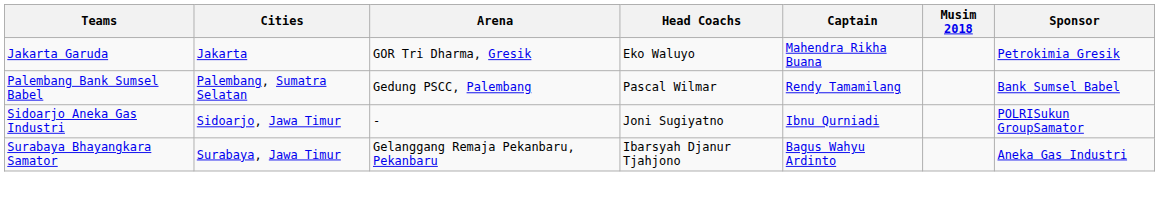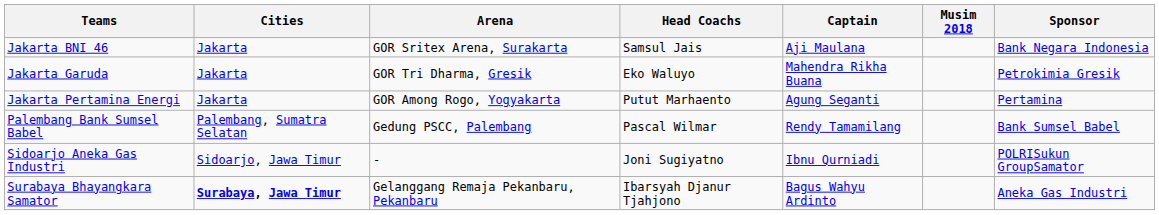+ row: (58, 47)
+ row: (94, 100)
(269, 154) normal -> (269, 193) bold
